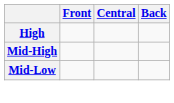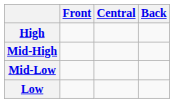+ row: (32, 88)
